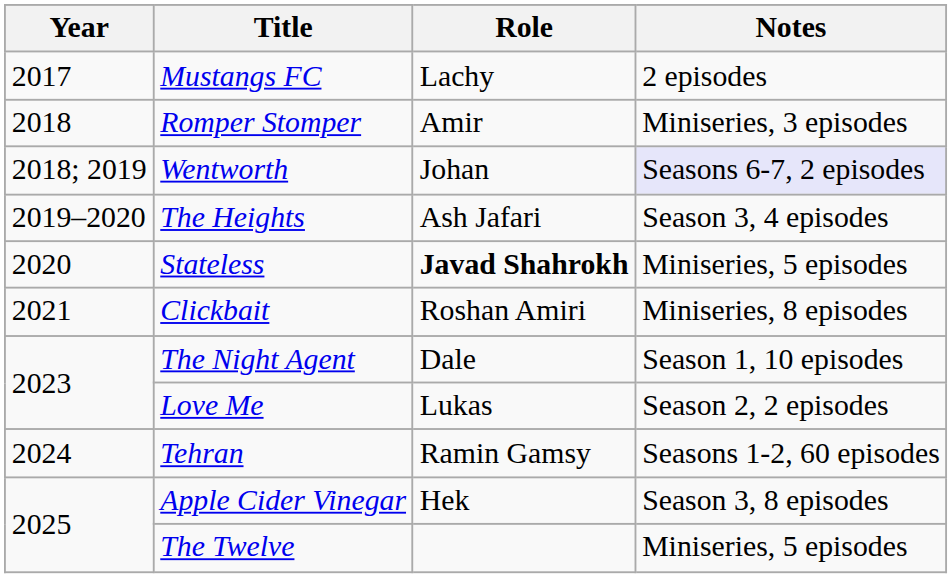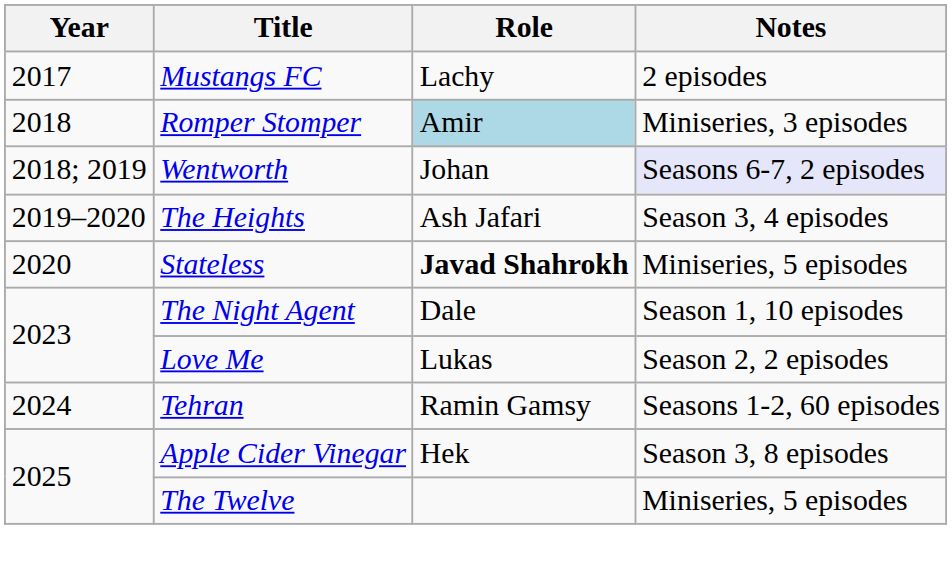(451, 122) no background -> (451, 122) lightblue background
- row: (215, 311)
